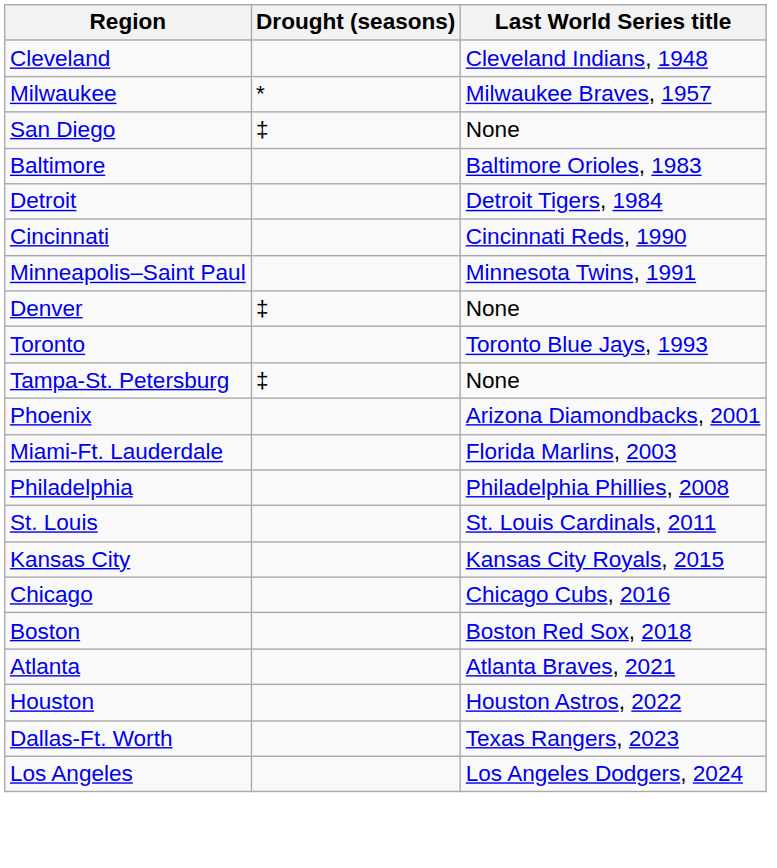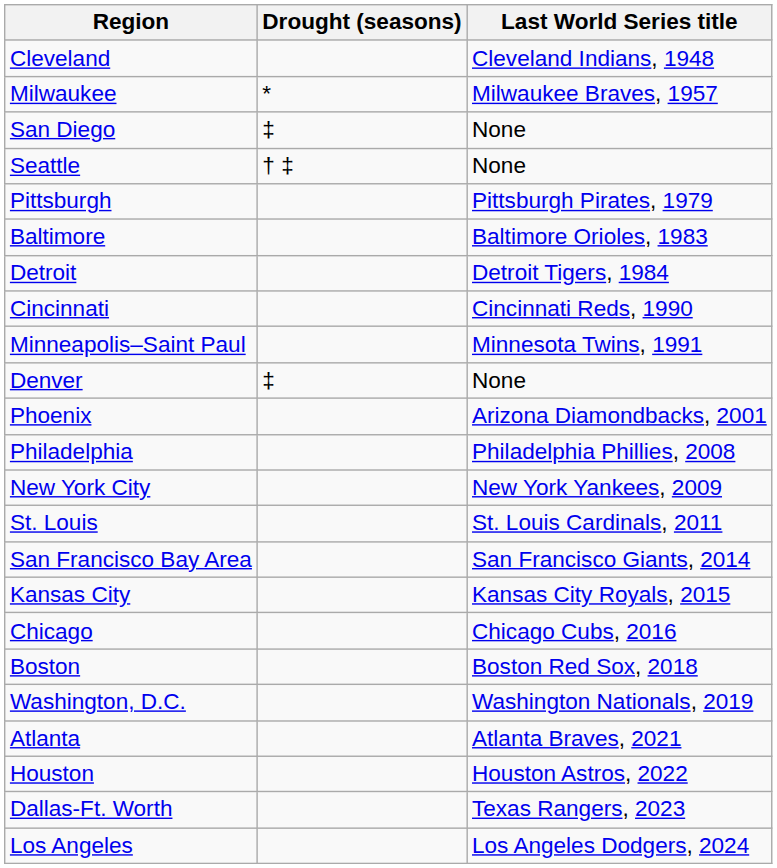+ row: (45, 165)
+ row: (61, 201)
- row: (48, 344)
- row: (120, 380)
- row: (116, 451)
+ row: (80, 487)
+ row: (131, 559)
+ row: (98, 702)
